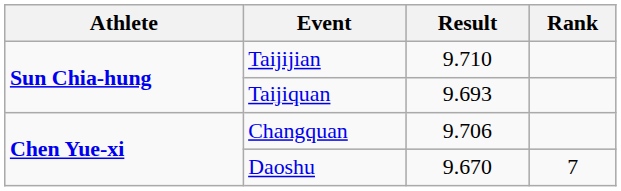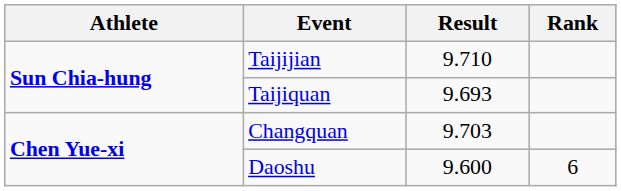(467, 131) 9.706 -> (467, 131) 9.703
(467, 167) 9.670 -> (467, 167) 9.600
(573, 167) 7 -> (573, 167) 6
